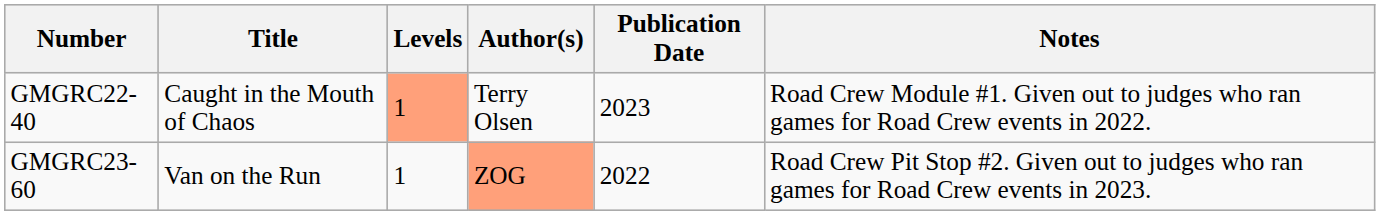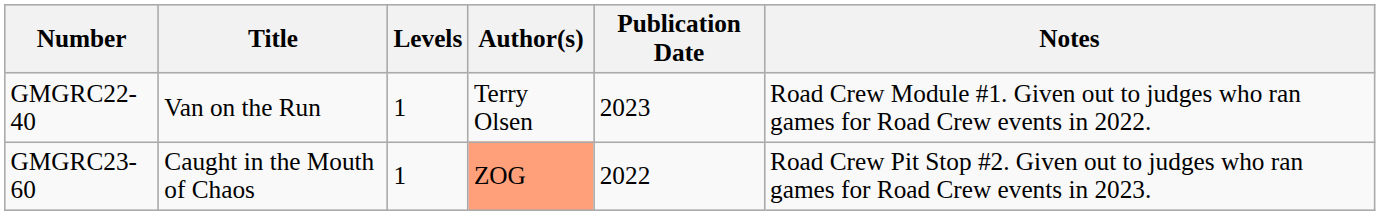(269, 107) Caught in the Mouth of Chaos -> (243, 107) Van on the Run
(400, 107) lightsalmon background -> (400, 107) no background
(243, 175) Van on the Run -> (269, 175) Caught in the Mouth of Chaos
